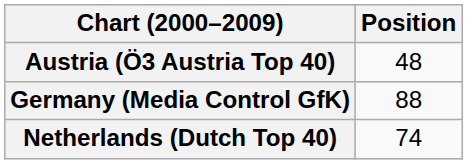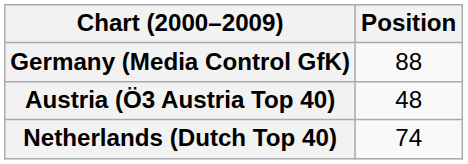rows swapped: (180, 61) <-> (180, 100)
